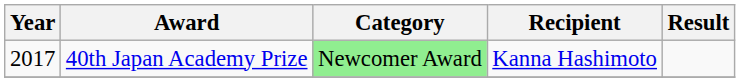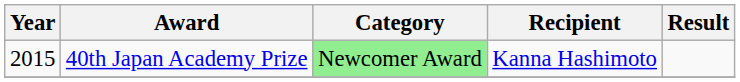(33, 58) 2017 -> (33, 58) 2015
